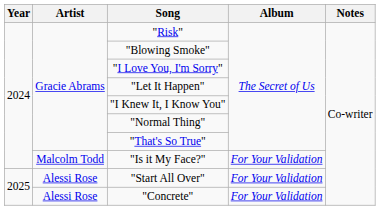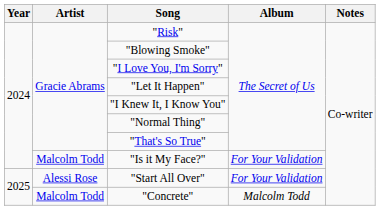(70, 196) Alessi Rose -> (70, 196) Malcolm Todd
(277, 196) For Your Validation -> (277, 196) Malcolm Todd
